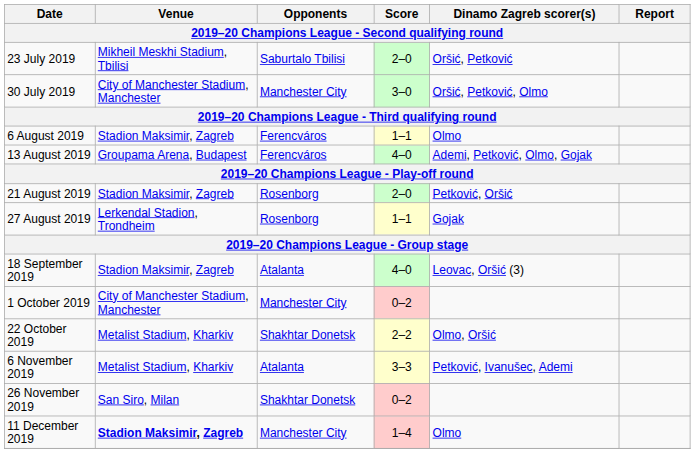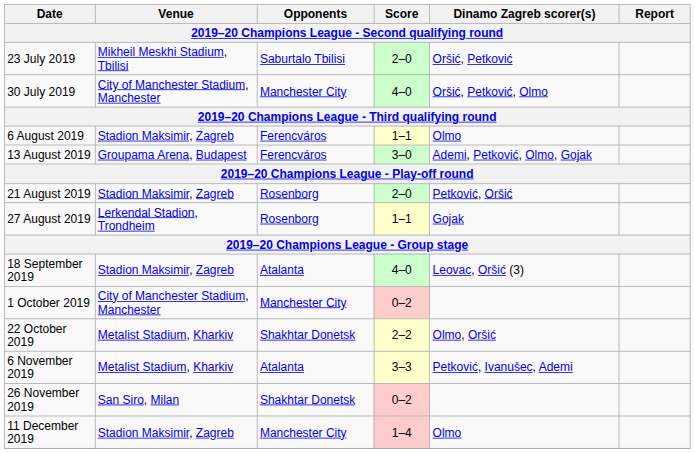(402, 91) 3–0 -> (402, 91) 4–0
(402, 155) 4–0 -> (402, 155) 3–0
(170, 432) bold -> (166, 432) normal
